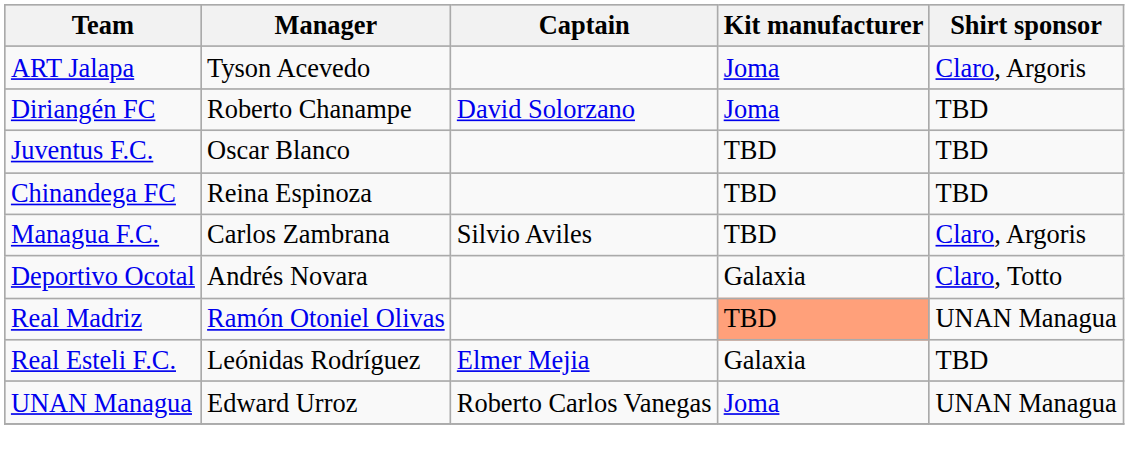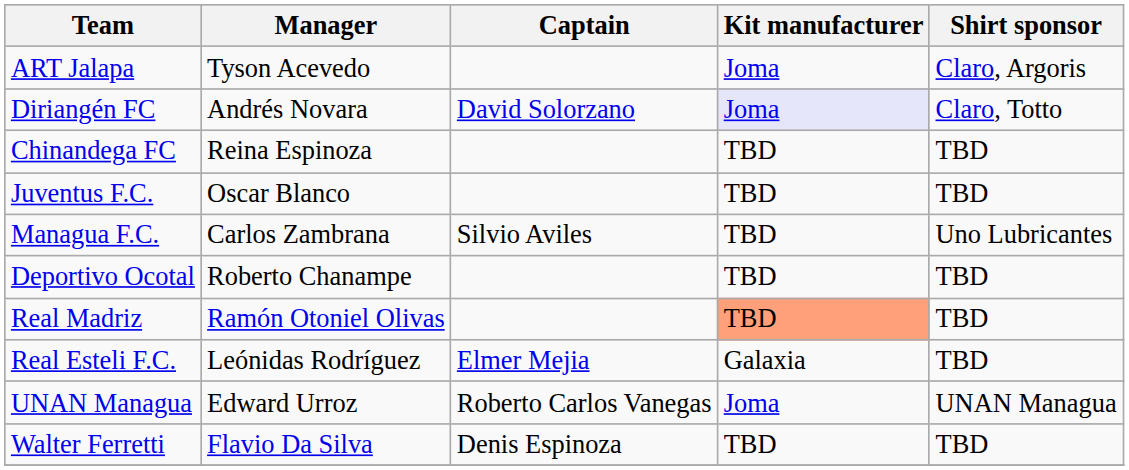(309, 109) Roberto Chanampe -> (287, 109) Andrés Novara
(752, 109) no background -> (752, 109) lavender background
(962, 109) TBD -> (999, 109) Claro, Totto
rows swapped: (93, 192) <-> (82, 151)
(1011, 234) Claro, Argoris -> (1024, 234) Uno Lubricantes
(287, 276) Andrés Novara -> (309, 276) Roberto Chanampe
(765, 276) Galaxia -> (750, 276) TBD
(999, 276) Claro, Totto -> (962, 276) TBD
(1026, 318) UNAN Managua -> (962, 318) TBD
+ row: (88, 444)
